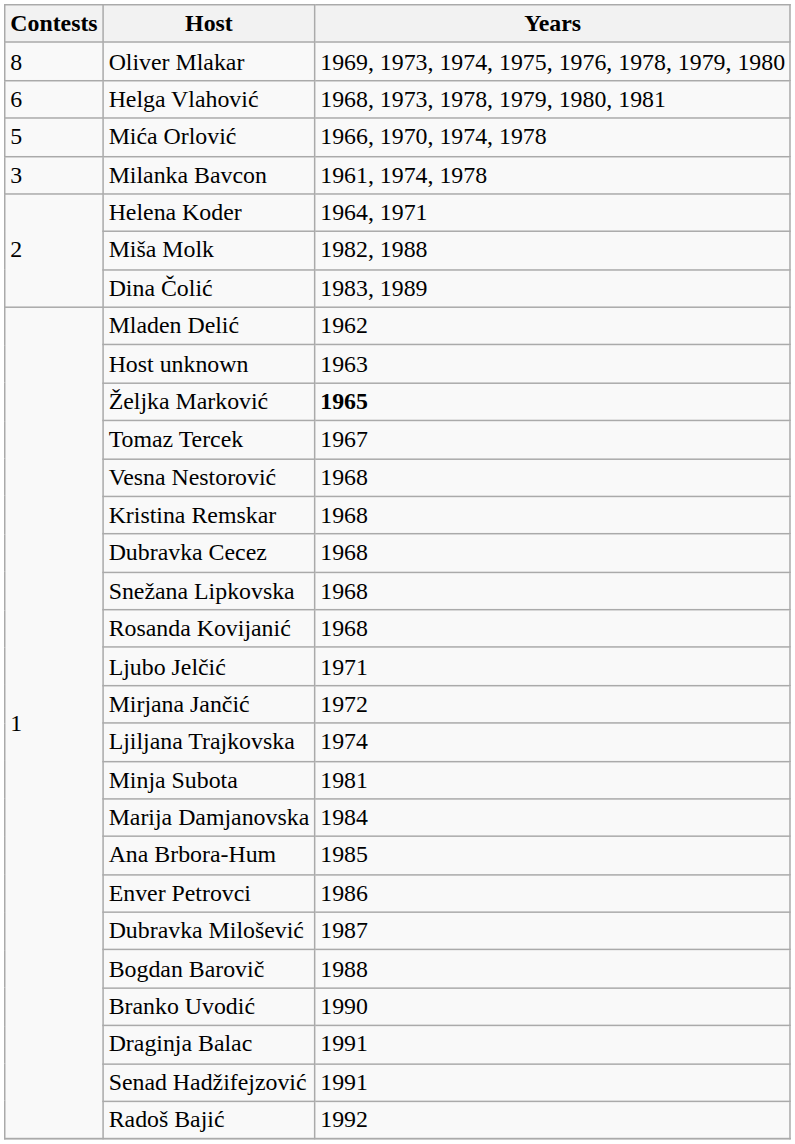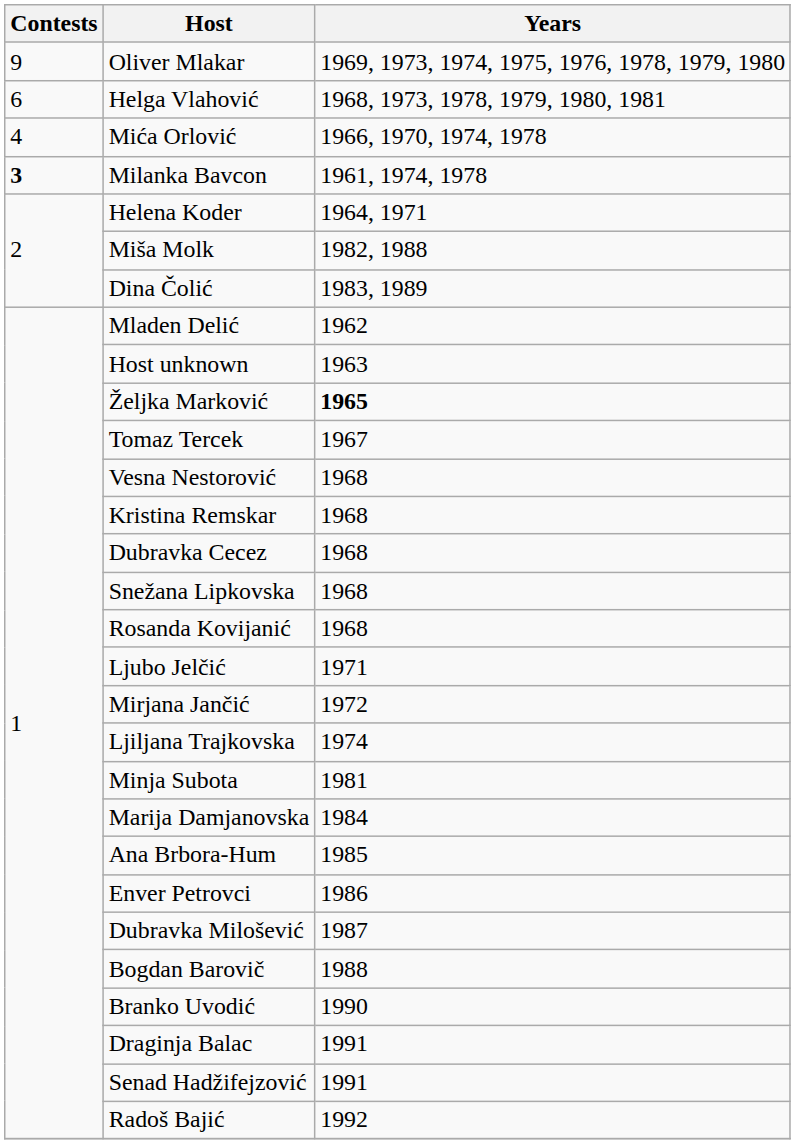(16, 61) 8 -> (16, 61) 9
(16, 136) 5 -> (16, 136) 4
(16, 174) normal -> (16, 174) bold
